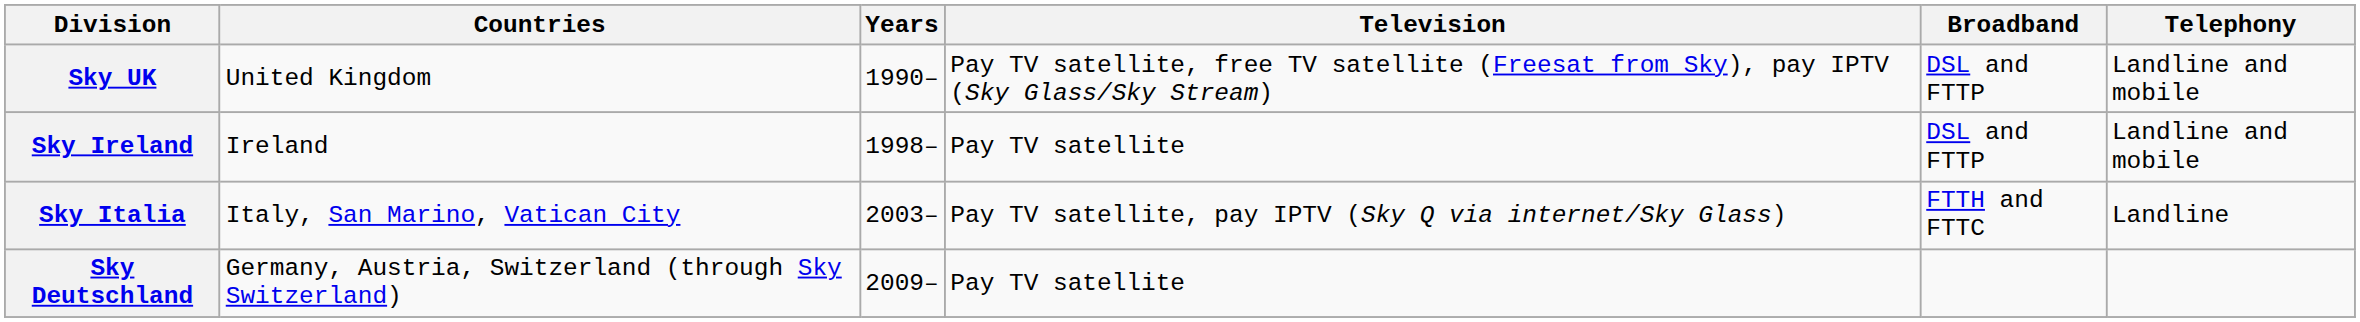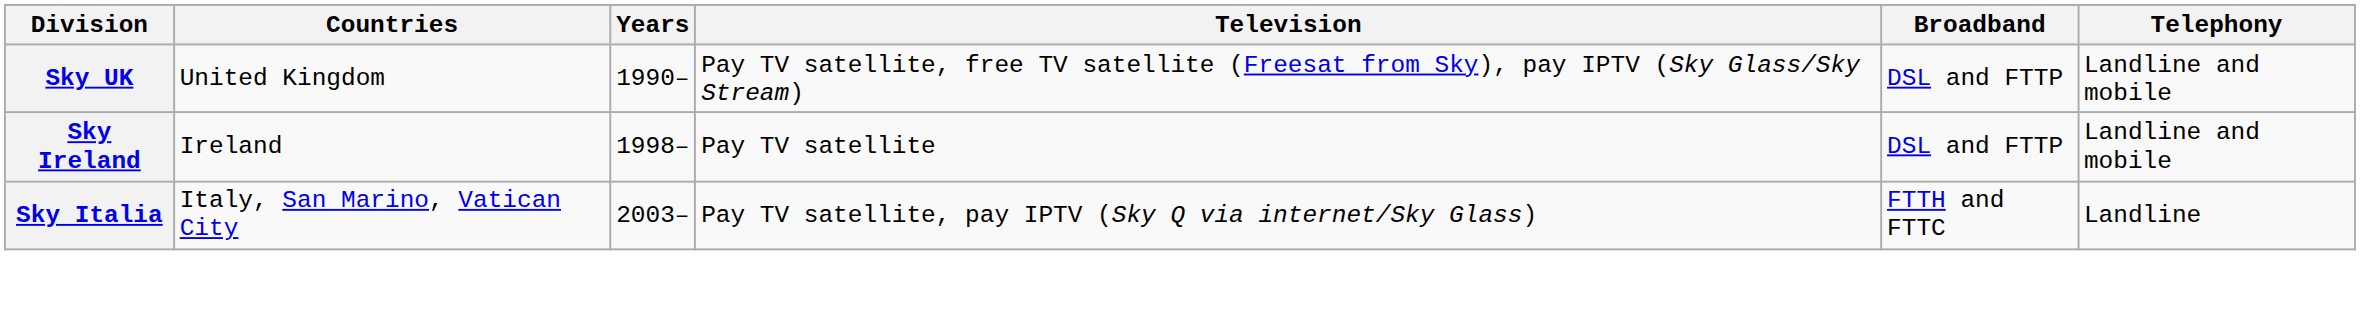- row: (112, 283)
